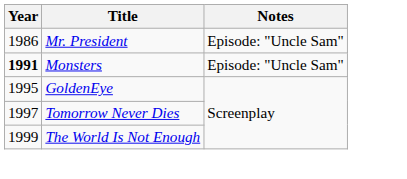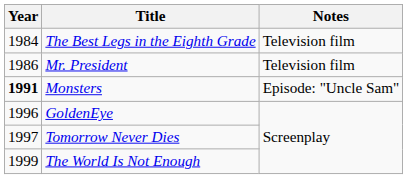+ row: (151, 40)
(275, 40) Episode: "Uncle Sam" -> (309, 64) Television film
(23, 88) 1995 -> (23, 112) 1996
